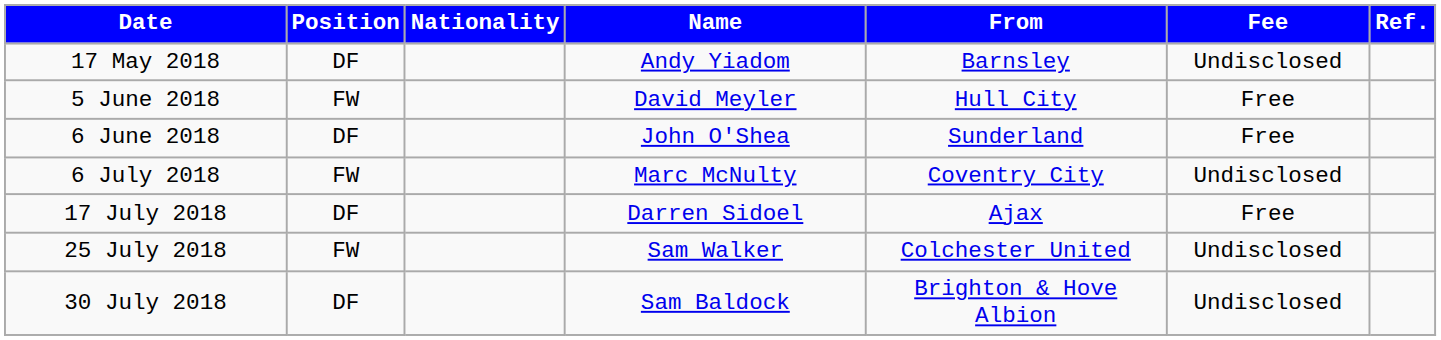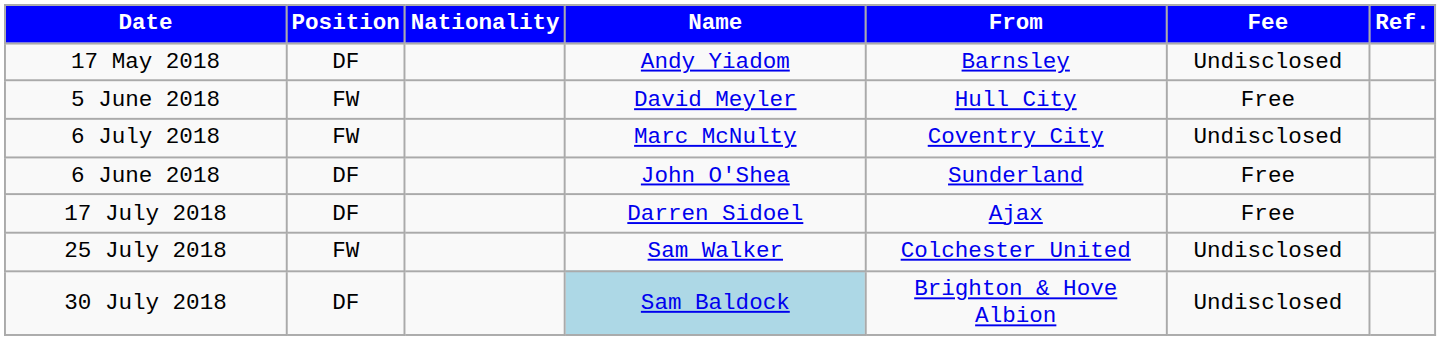rows swapped: (146, 137) <-> (146, 175)
(715, 303) no background -> (715, 303) lightblue background
